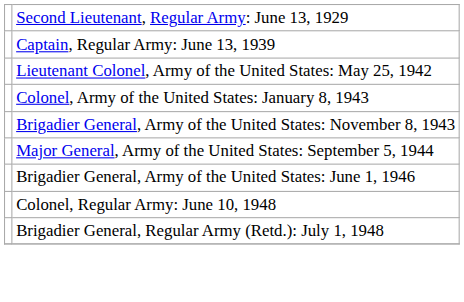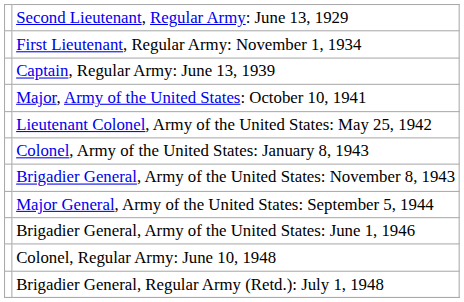+ row: (189, 44)
+ row: (191, 97)
